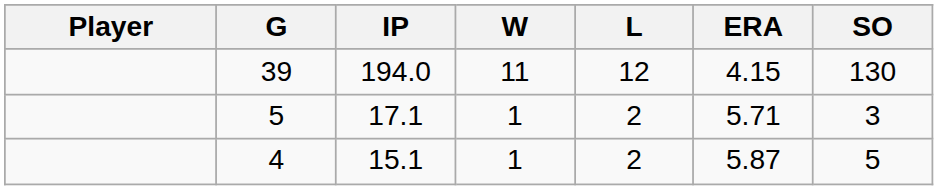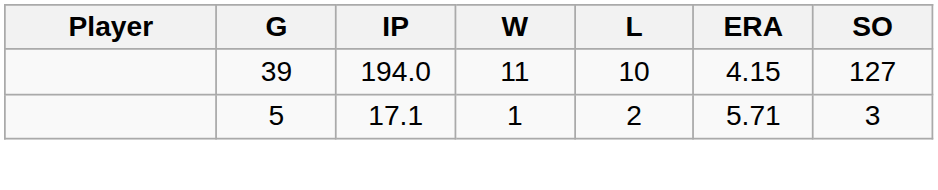(634, 71) 12 -> (634, 71) 10
(873, 71) 130 -> (873, 71) 127
- row: (276, 160)
